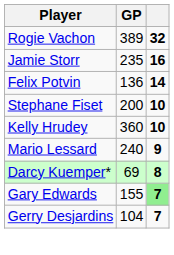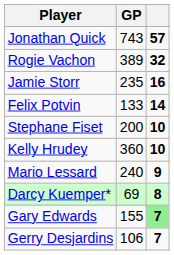+ row: (57, 38)
(132, 82) 136 -> (132, 105) 133
(132, 216) 104 -> (132, 239) 106
